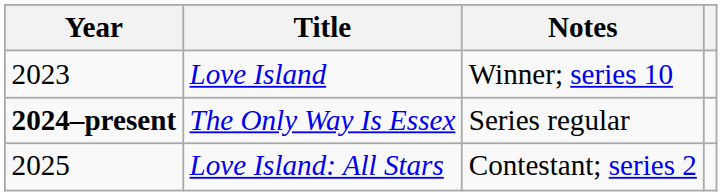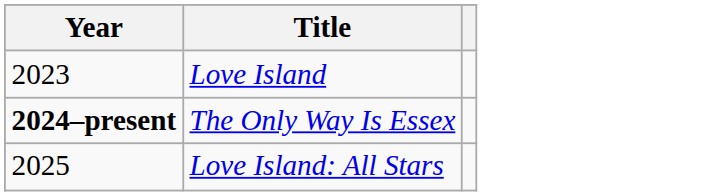- column: (583, 27)
